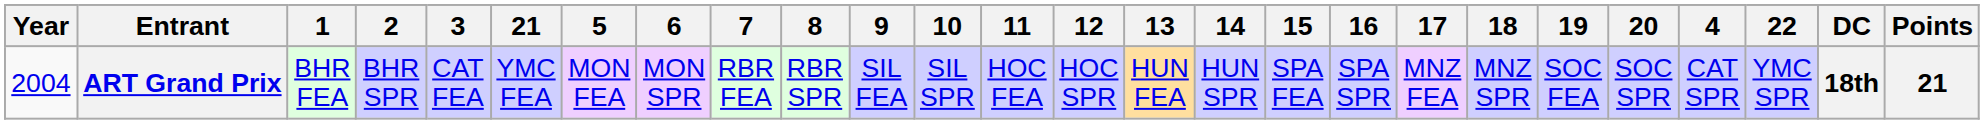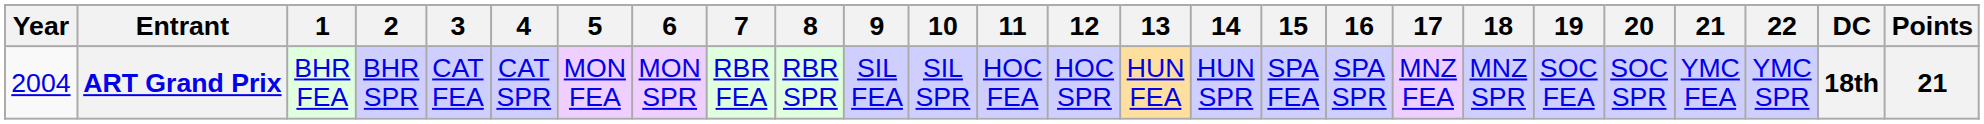columns swapped: (1712, 26) <-> (526, 26)
